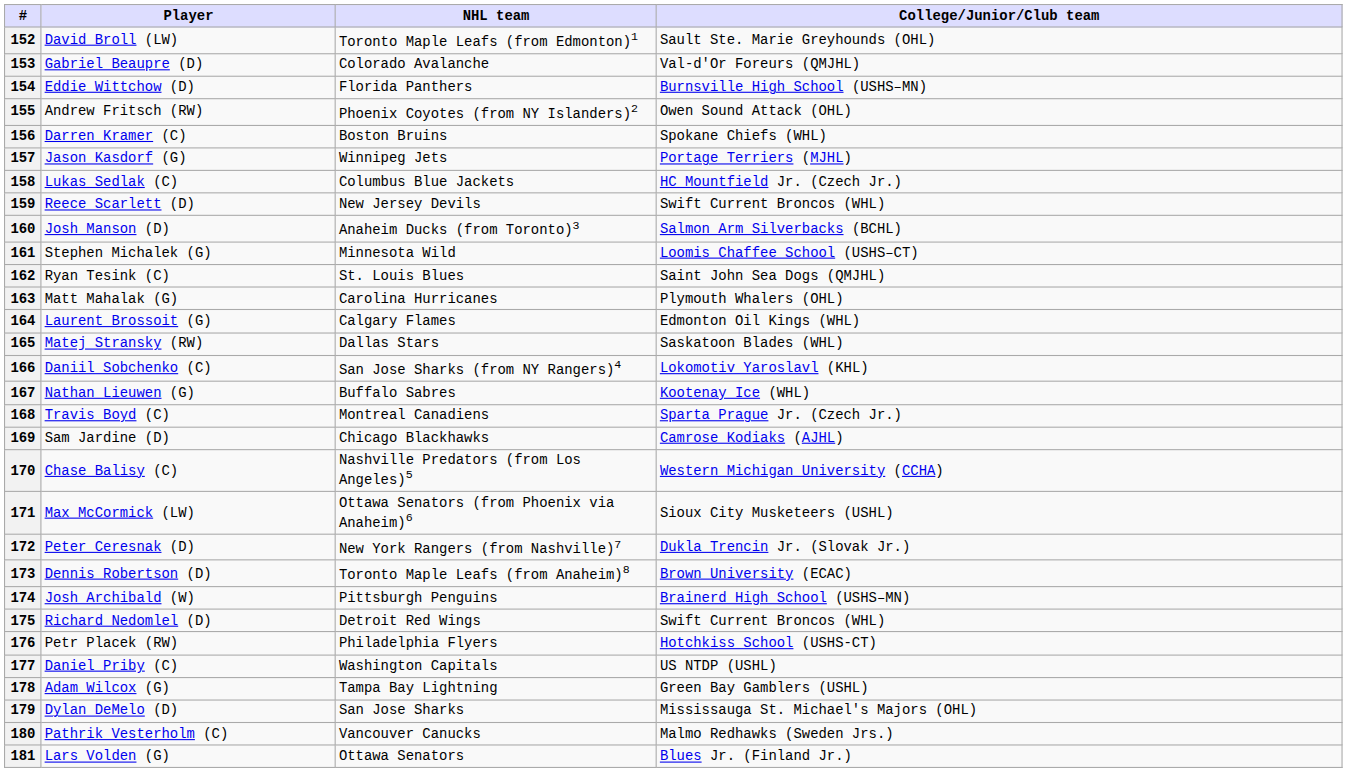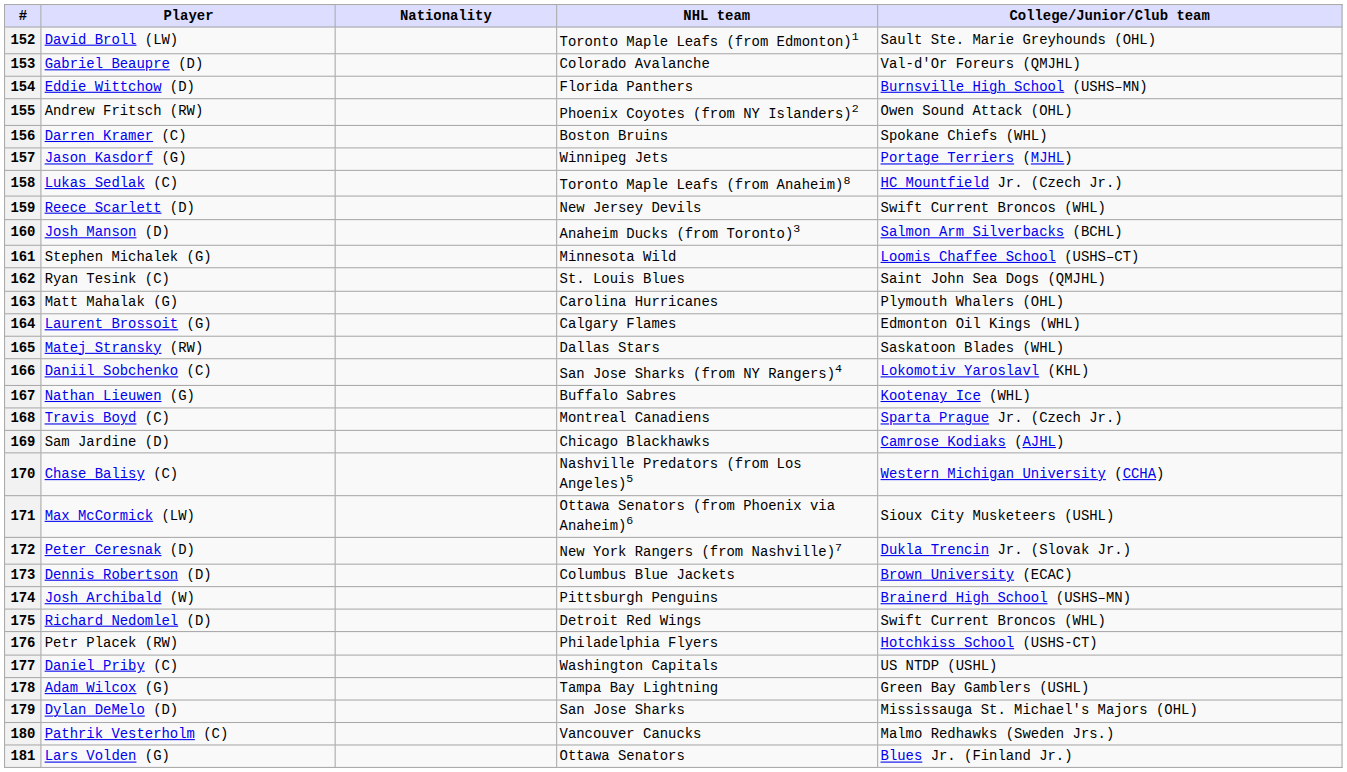+ column: (446, 16)
(427, 182) Columbus Blue Jackets -> (705, 183) Toronto Maple Leafs (from Anaheim)8
(484, 573) Toronto Maple Leafs (from Anaheim)8 -> (647, 575) Columbus Blue Jackets
